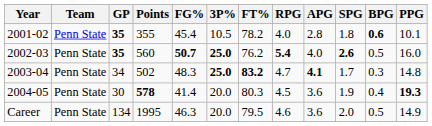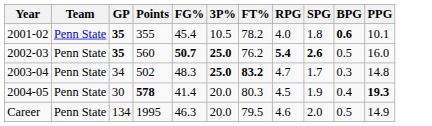- column: (320, 14)
